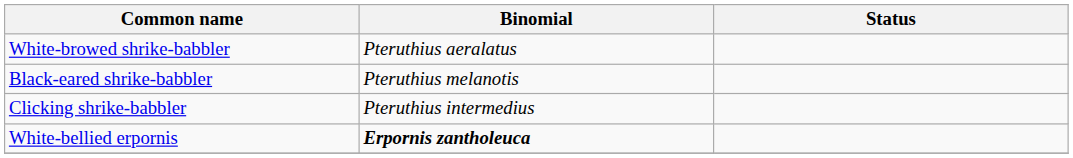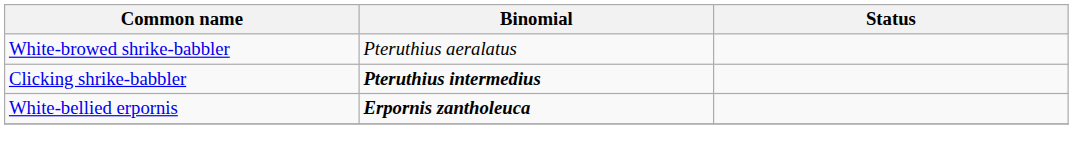- row: (111, 78)
(449, 108) normal -> (452, 78) bold
